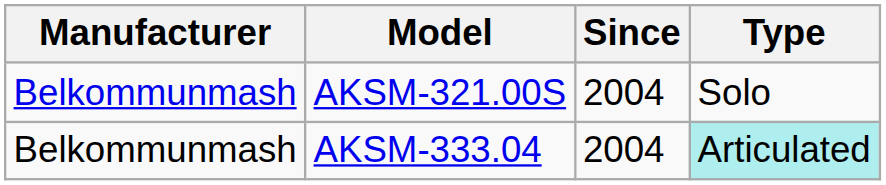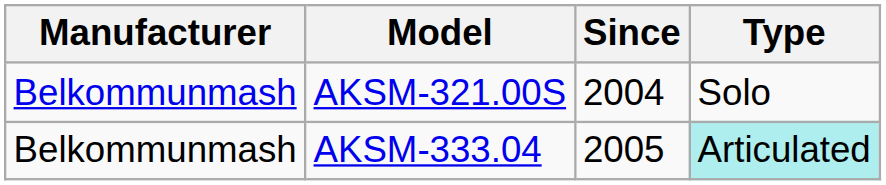(624, 149) 2004 -> (624, 149) 2005
